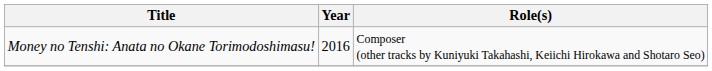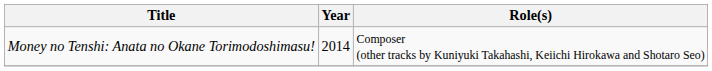(336, 46) 2016 -> (336, 46) 2014
